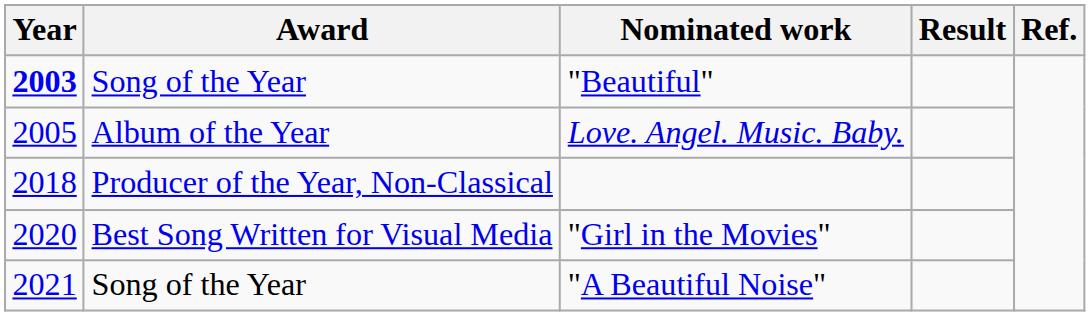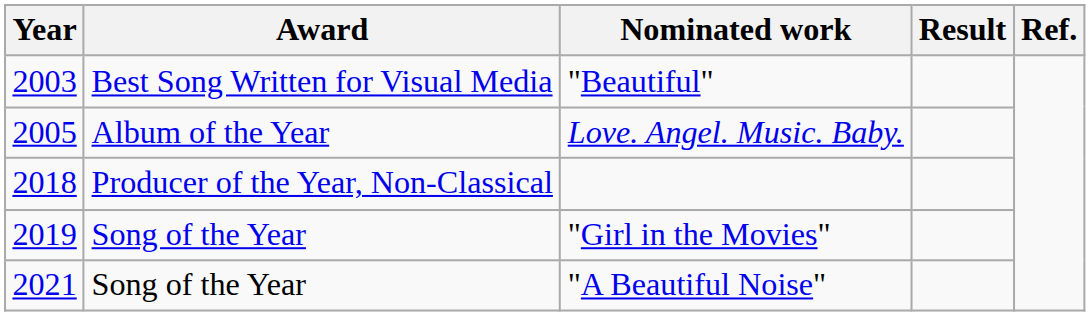(45, 81) bold -> (45, 81) normal
(199, 81) Song of the Year -> (322, 81) Best Song Written for Visual Media
(45, 234) 2020 -> (45, 234) 2019
(322, 234) Best Song Written for Visual Media -> (199, 234) Song of the Year
